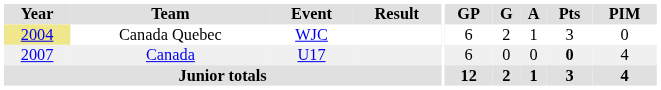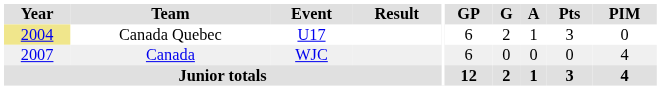(311, 34) WJC -> (311, 34) U17
(311, 54) U17 -> (311, 54) WJC
(569, 54) bold -> (569, 54) normal
